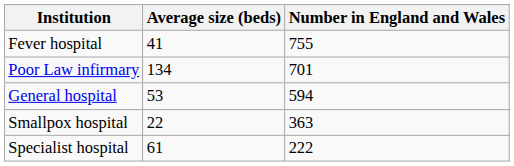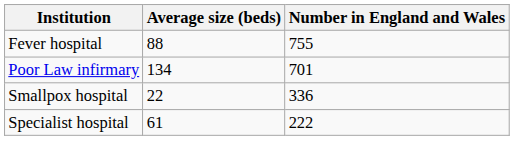(155, 43) 41 -> (155, 43) 88
- row: (63, 95)
(301, 122) 363 -> (301, 95) 336
